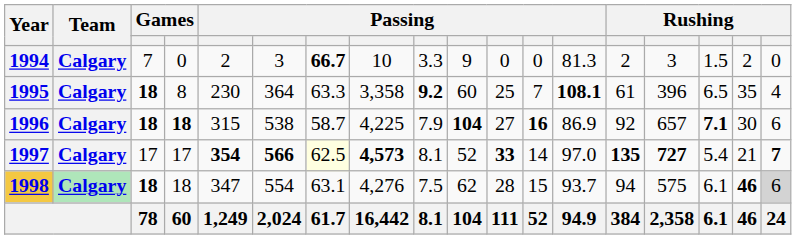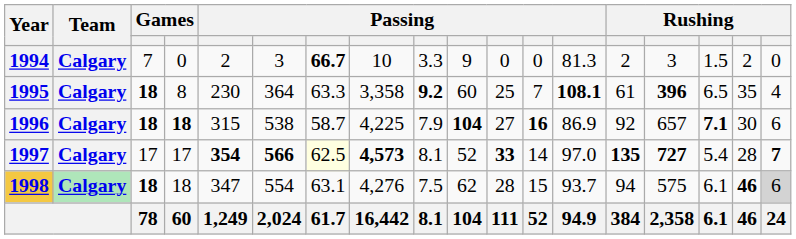(672, 92) normal -> (672, 92) bold
(747, 155) 21 -> (747, 155) 28
